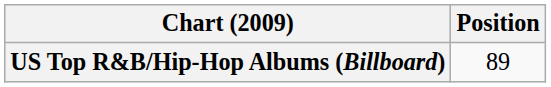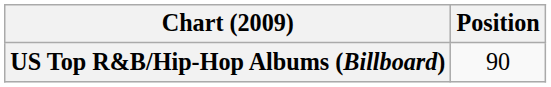(498, 61) 89 -> (498, 61) 90
